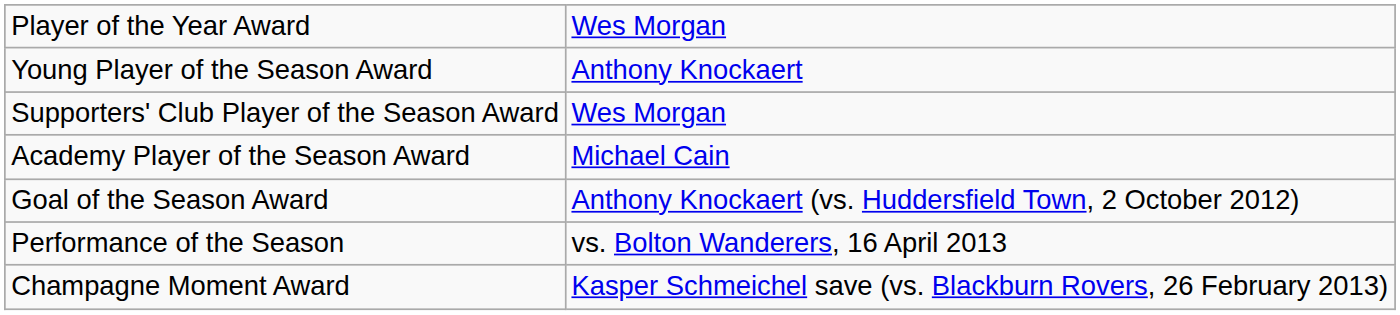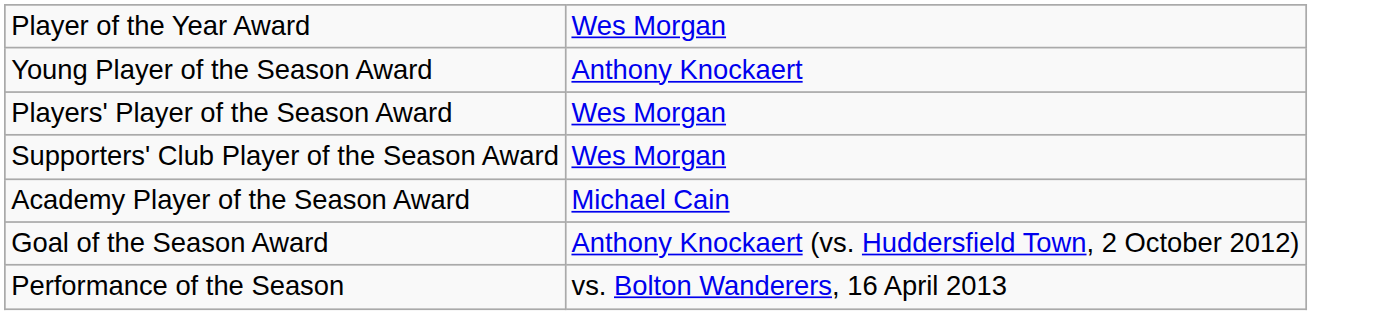+ row: (232, 112)
- row: (180, 286)
